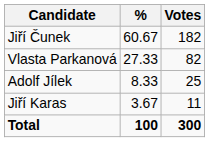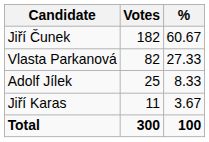columns swapped: (183, 15) <-> (141, 15)
